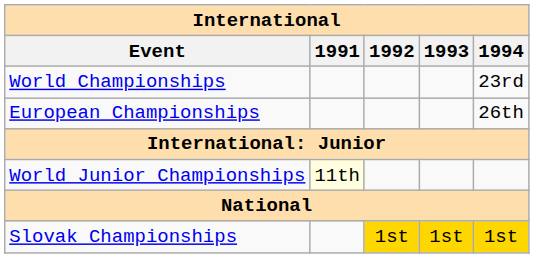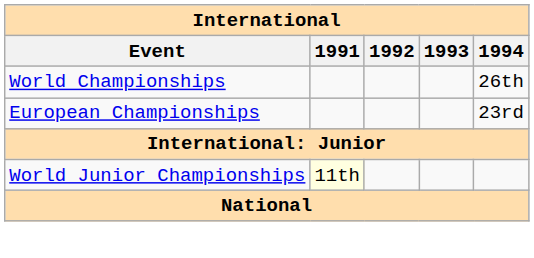(501, 82) 23rd -> (501, 82) 26th
(501, 113) 26th -> (501, 113) 23rd
- row: (123, 237)
